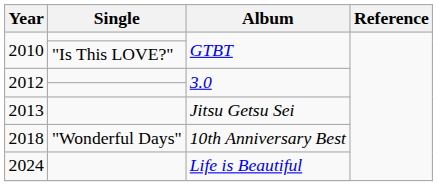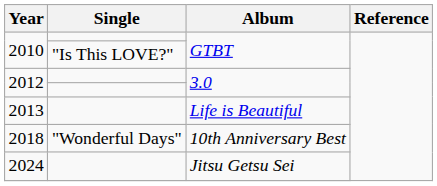(242, 110) Jitsu Getsu Sei -> (246, 110) Life is Beautiful
(246, 166) Life is Beautiful -> (242, 166) Jitsu Getsu Sei
